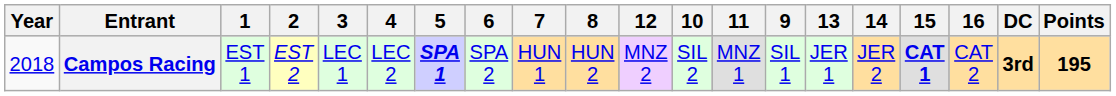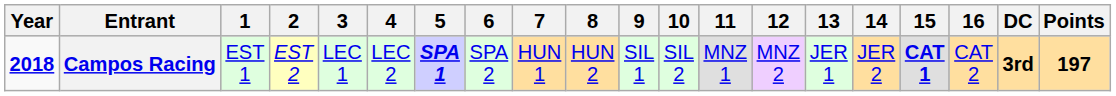columns swapped: (785, 20) <-> (646, 20)
(32, 63) normal -> (32, 63) bold
(1074, 63) 195 -> (1074, 63) 197
